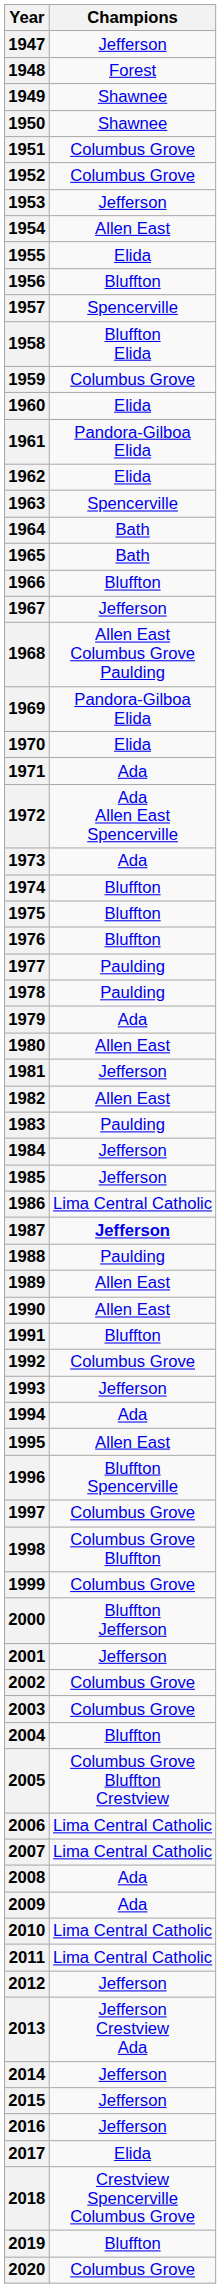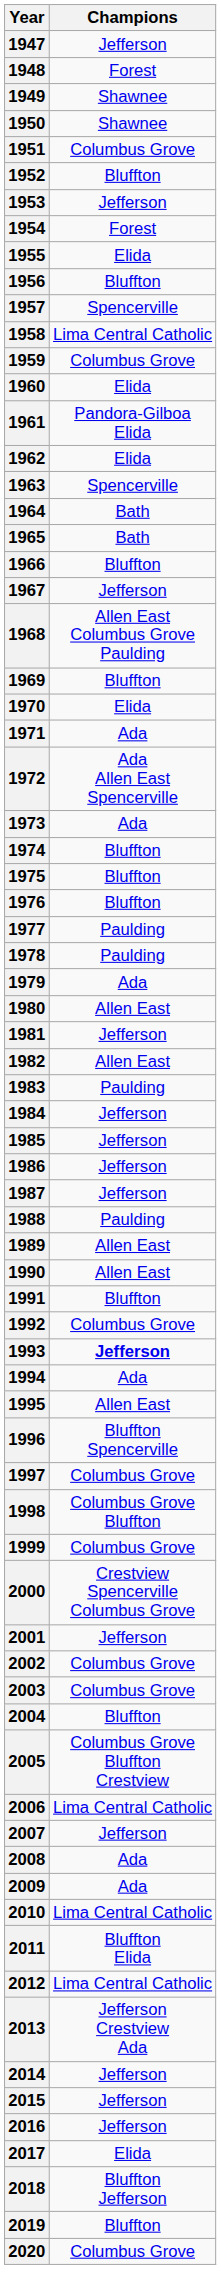(133, 176) Columbus Grove -> (133, 176) Bluffton
(133, 228) Allen East -> (133, 228) Forest
(133, 343) Bluffton Elida -> (133, 334) Lima Central Catholic
(133, 708) Pandora-Gilboa Elida -> (133, 680) Bluffton
(133, 1204) Lima Central Catholic -> (133, 1166) Jefferson
(133, 1230) bold -> (133, 1193) normal
(133, 1389) normal -> (133, 1351) bold
(133, 1620) Bluffton Jefferson -> (133, 1592) Crestview Spencerville Columbus Grove
(133, 1852) Lima Central Catholic -> (133, 1833) Jefferson
(133, 1957) Lima Central Catholic -> (133, 1948) Bluffton Elida
(133, 1984) Jefferson -> (133, 1984) Lima Central Catholic
(133, 2198) Crestview Spencerville Columbus Grove -> (133, 2189) Bluffton Jefferson
